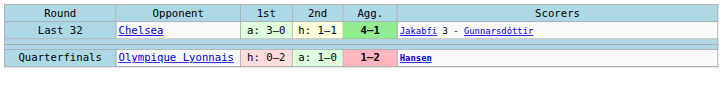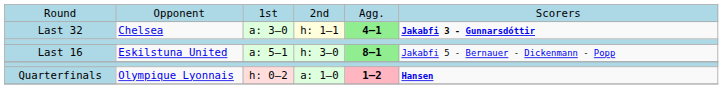(467, 31) normal -> (468, 30) bold
+ row: (60, 53)
